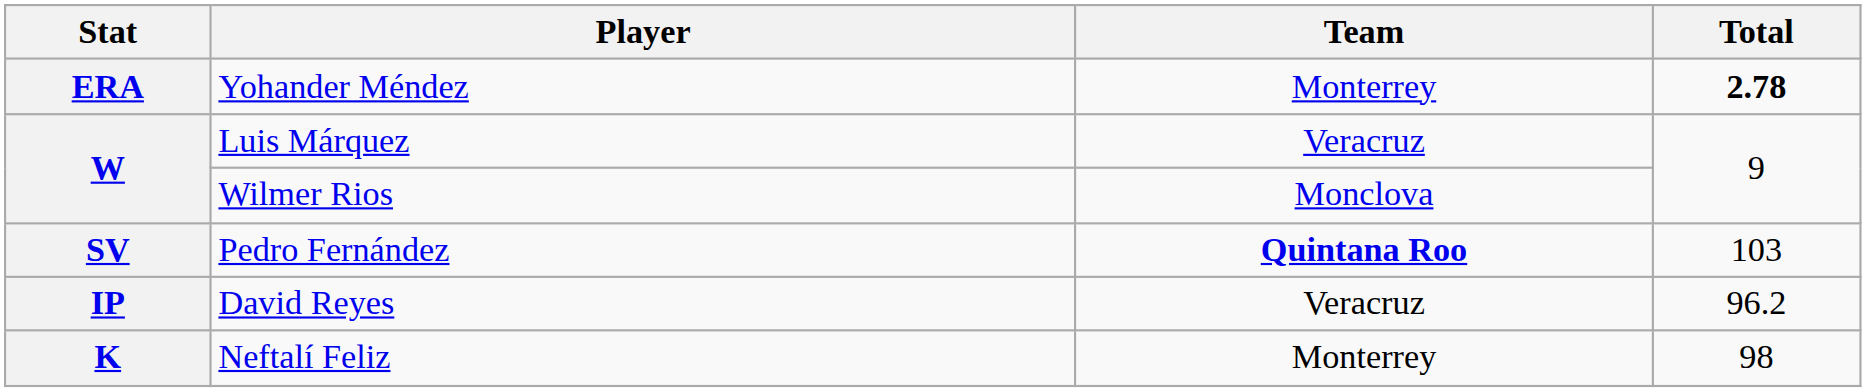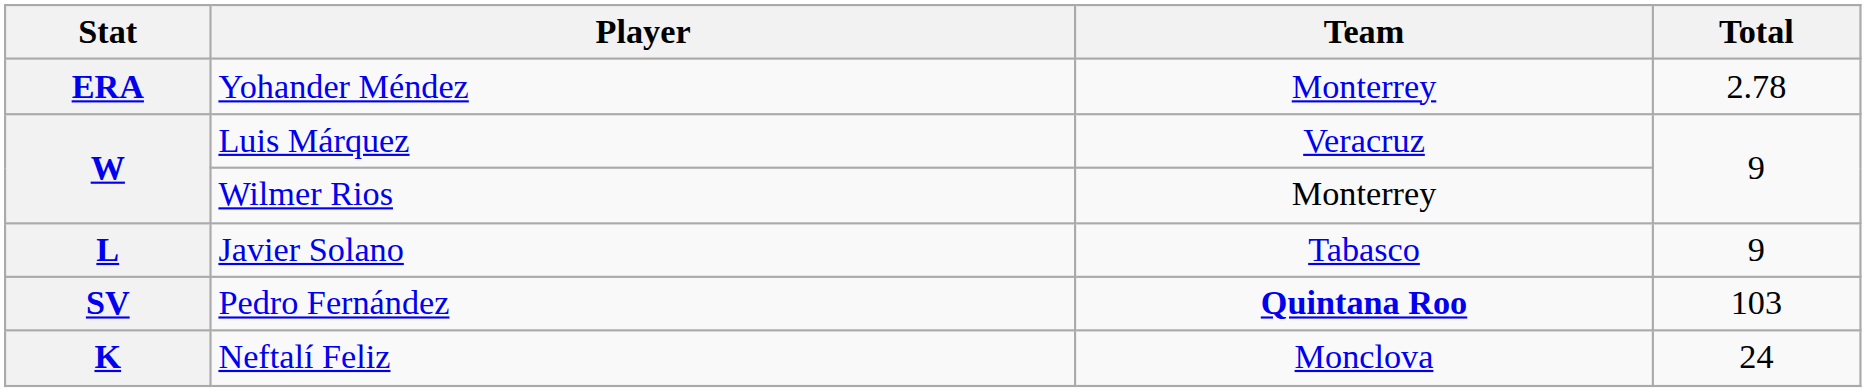(1756, 85) bold -> (1756, 85) normal
(1364, 194) Monclova -> (1364, 194) Monterrey
+ row: (311, 248)
- row: (306, 303)
(1364, 357) Monterrey -> (1364, 357) Monclova
(1756, 357) 98 -> (1756, 357) 24
